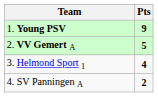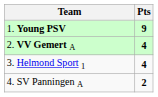(144, 45) 5 -> (144, 45) 4
